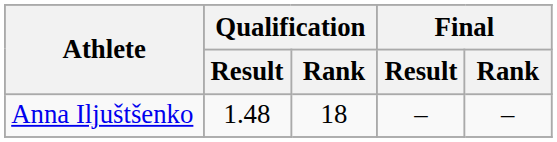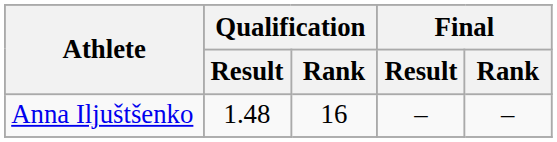(334, 115) 18 -> (334, 115) 16
